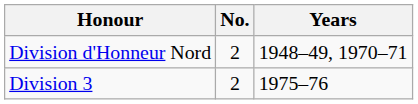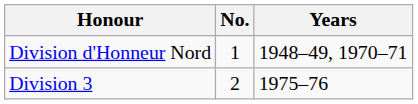(235, 51) 2 -> (235, 51) 1
